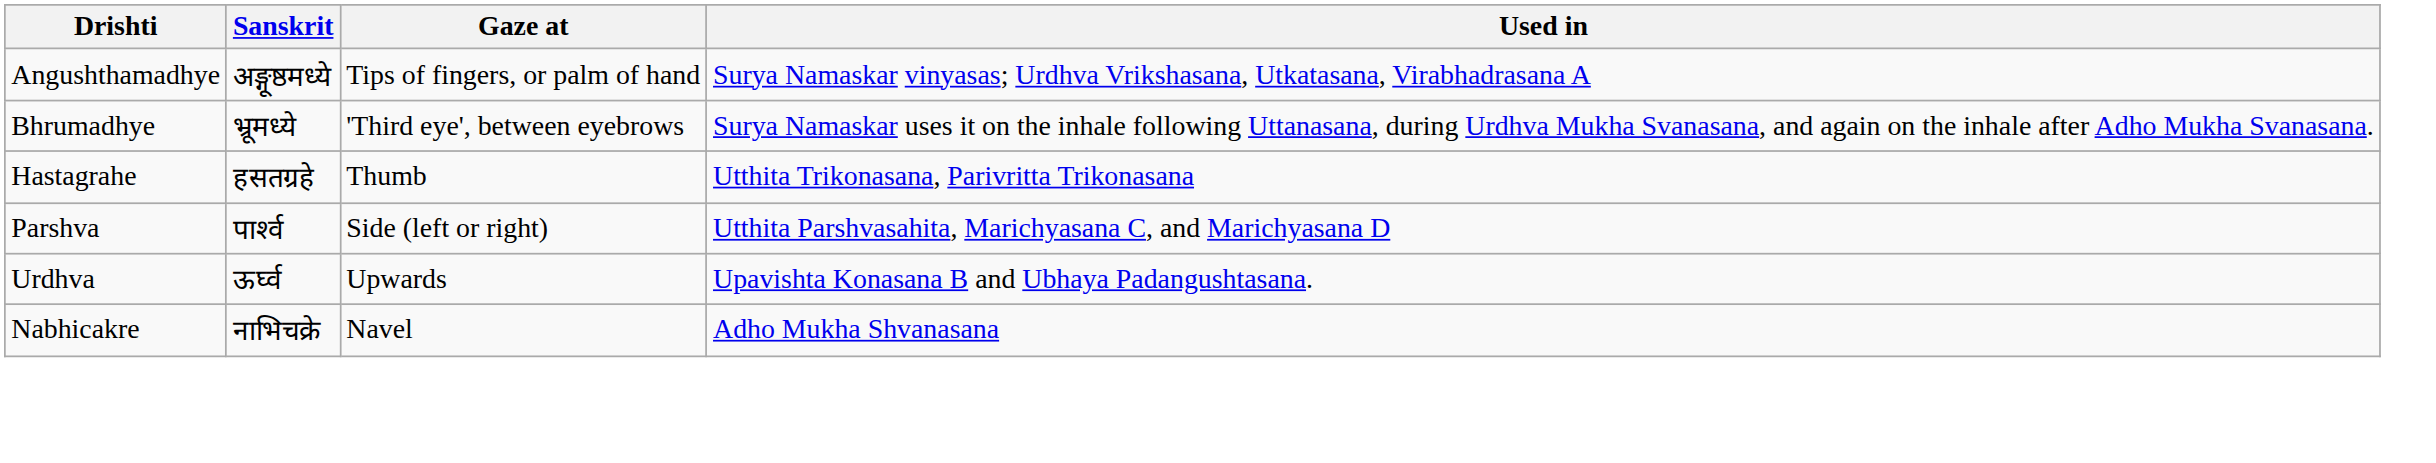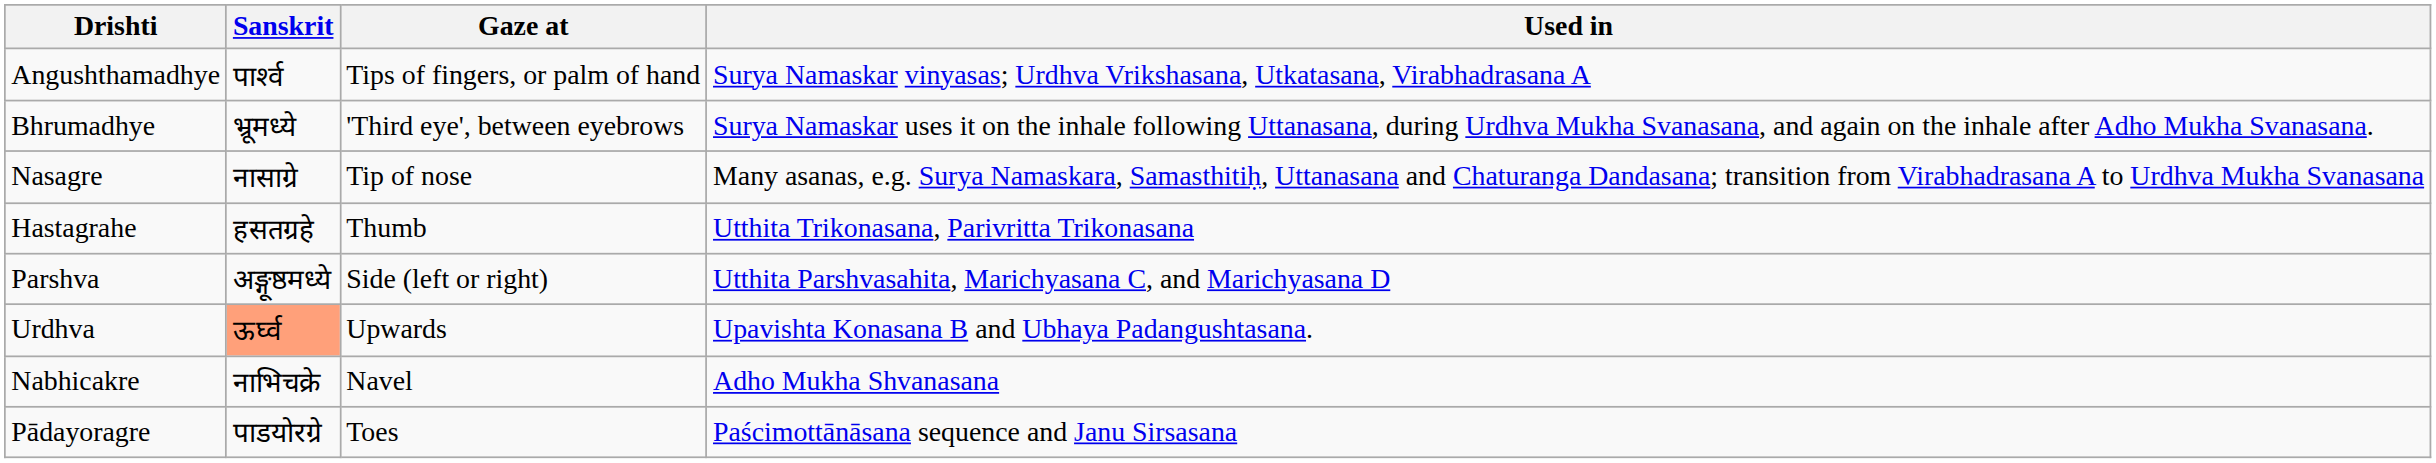(282, 75) अङ्गूष्ठमध्ये -> (258, 75) पार्श्व
+ row: (57, 176)
(258, 229) पार्श्व -> (282, 280) अङ्गूष्ठमध्ये
(257, 280) no background -> (257, 331) lightsalmon background
+ row: (81, 431)
